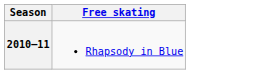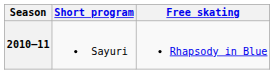+ column: (94, 13)
